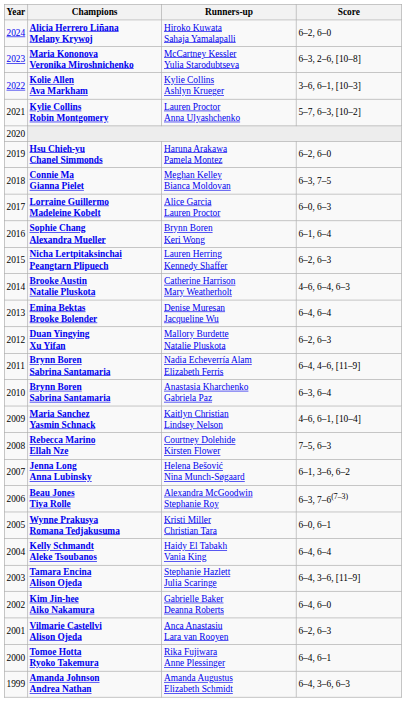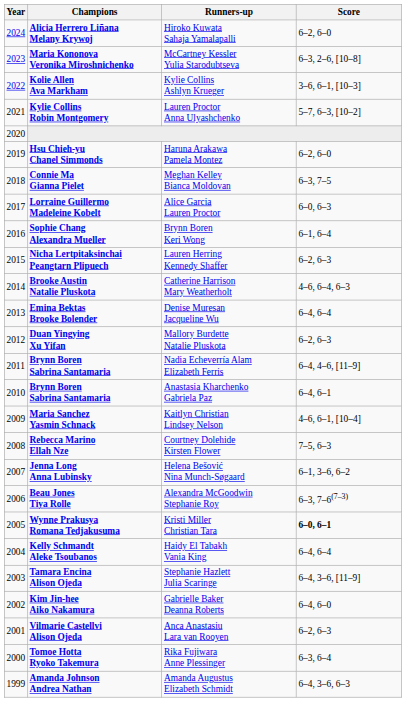(315, 393) 6–3, 6–4 -> (315, 393) 6–4, 6–1
(315, 525) normal -> (315, 525) bold
(315, 658) 6–4, 6–1 -> (315, 658) 6–3, 6–4
